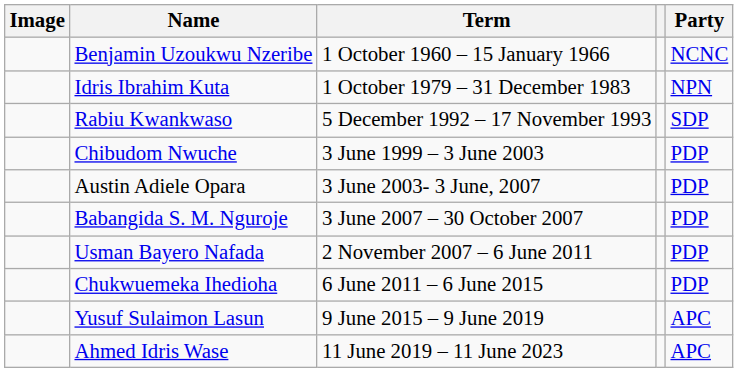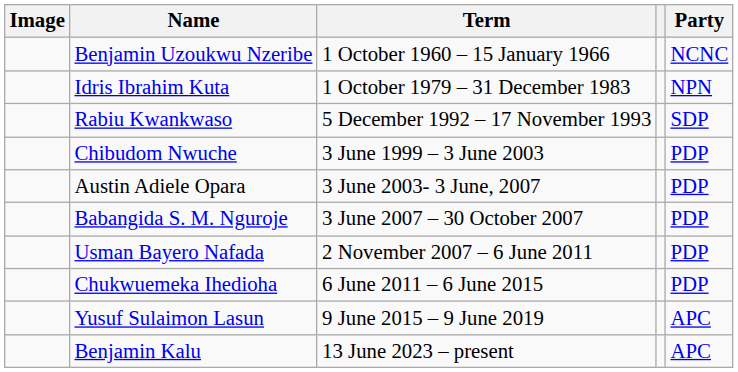- row: (151, 350)
+ row: (138, 350)
